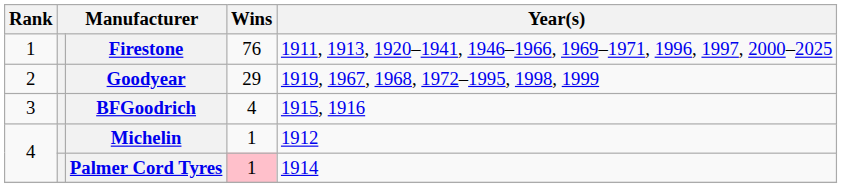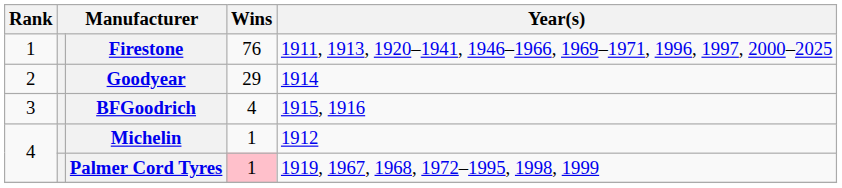(440, 78) 1919, 1967, 1968, 1972–1995, 1998, 1999 -> (300, 78) 1914
(300, 167) 1914 -> (440, 167) 1919, 1967, 1968, 1972–1995, 1998, 1999
